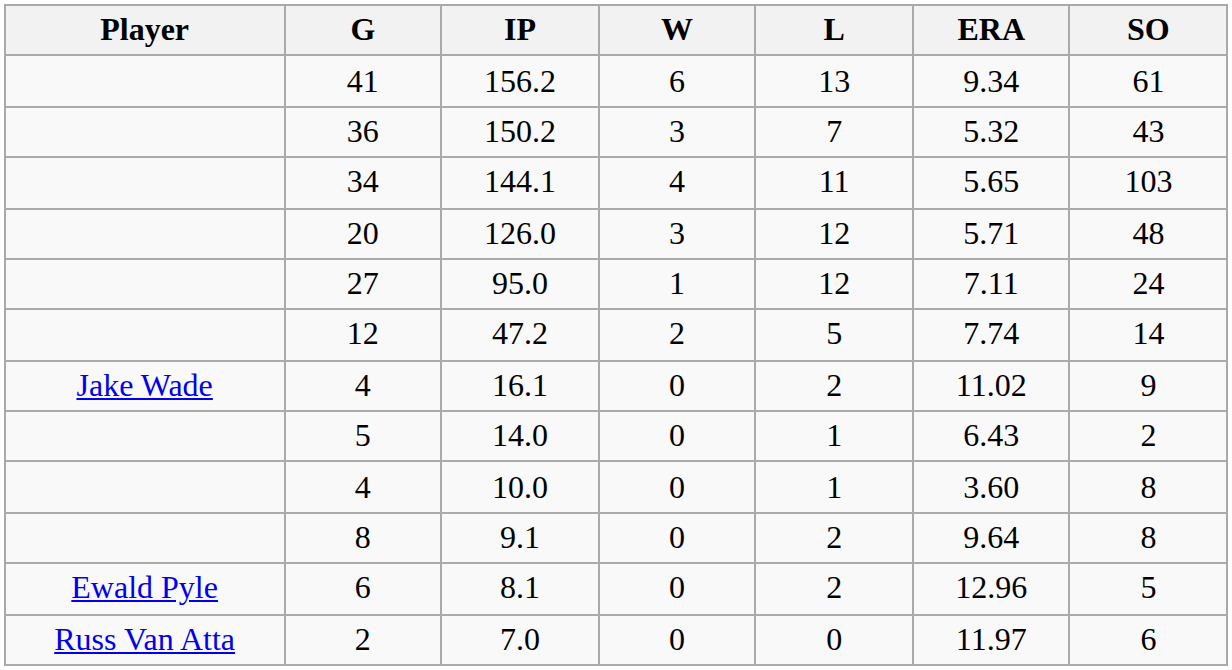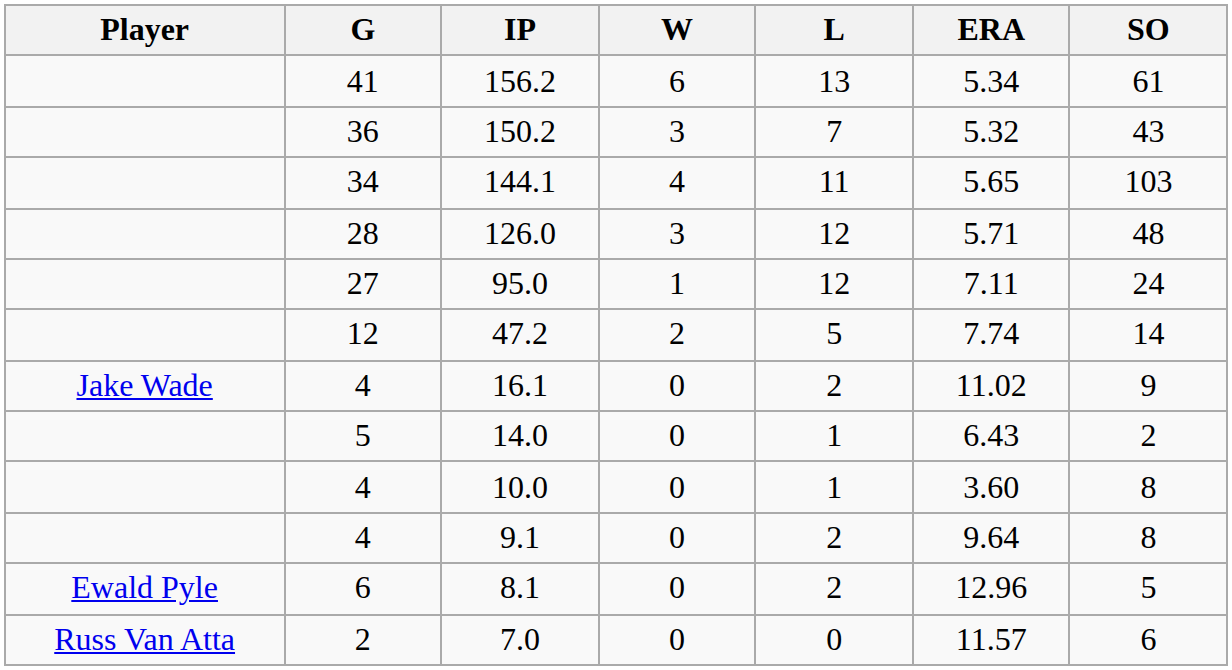(991, 80) 9.34 -> (991, 80) 5.34
(363, 232) 20 -> (363, 232) 28
(363, 537) 8 -> (363, 537) 4
(991, 638) 11.97 -> (991, 638) 11.57
